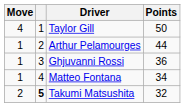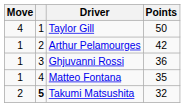(161, 45) 44 -> (161, 45) 42
(161, 77) 34 -> (161, 77) 35
